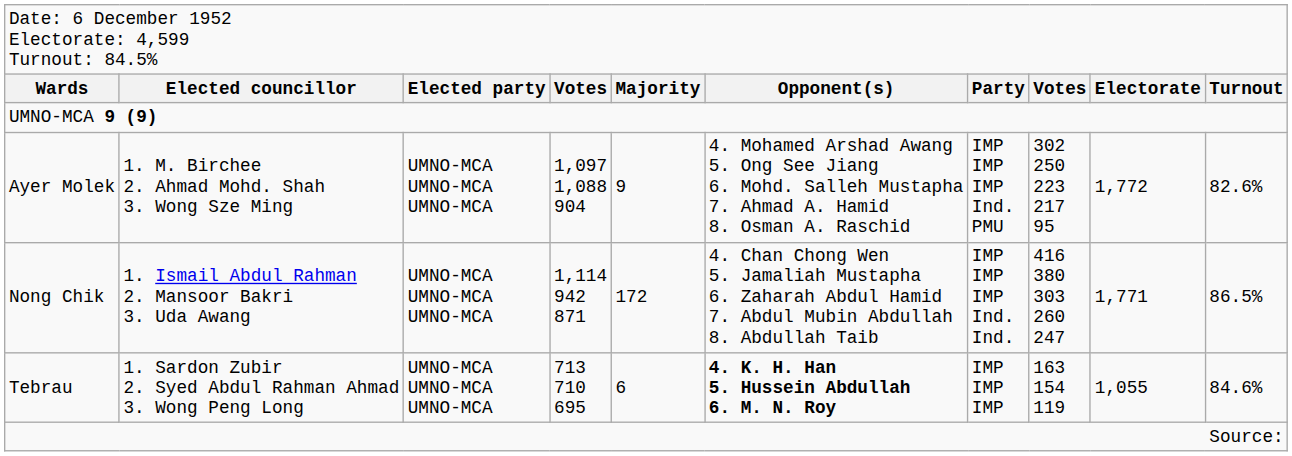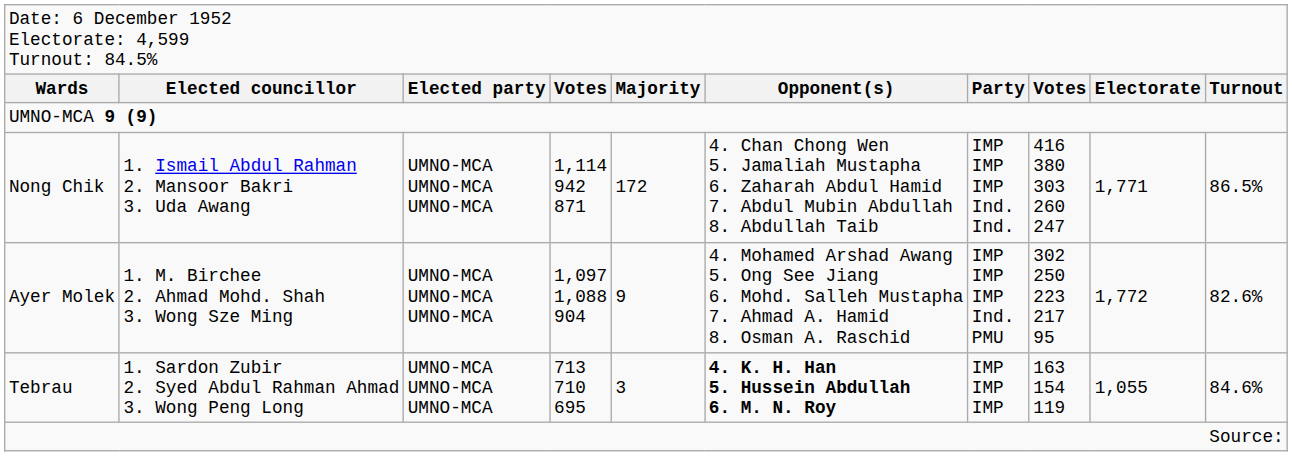rows swapped: (62, 187) <-> (57, 298)
(621, 388) 6 -> (621, 388) 3
